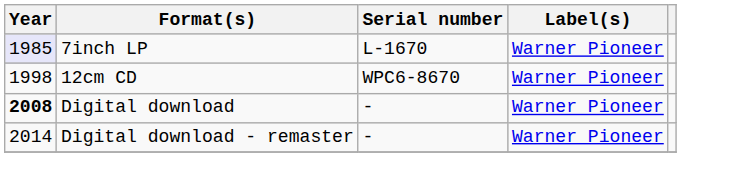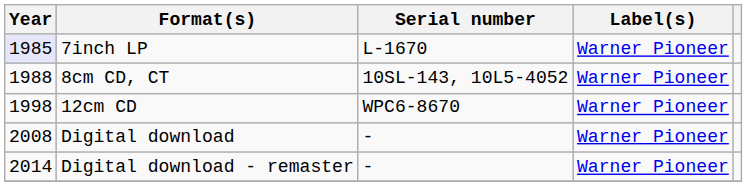+ row: (115, 78)
(31, 108) bold -> (31, 137) normal
